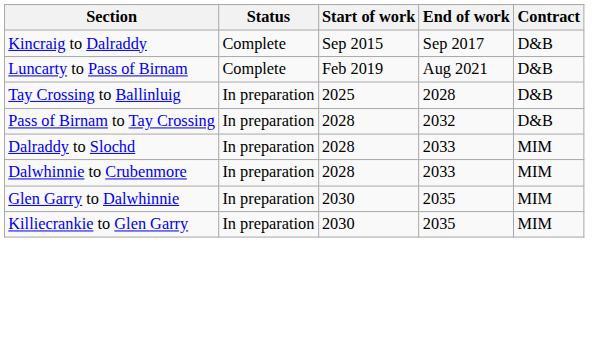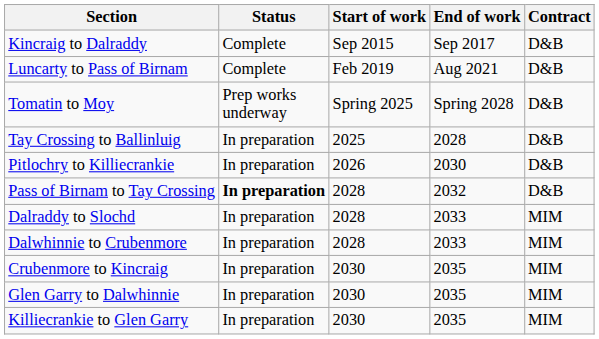+ row: (61, 104)
+ row: (91, 165)
(268, 120) normal -> (274, 191) bold
+ row: (88, 268)
